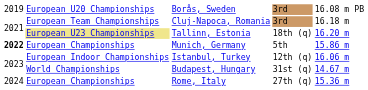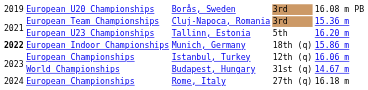(332, 22) 16.18 m -> (332, 22) 15.36 m
(90, 34) khaki background -> (90, 34) no background
(293, 34) 18th (q) -> (280, 34) 5th
(80, 46) European Championships -> (98, 46) European Indoor Championships
(280, 46) 5th -> (293, 46) 18th (q)
(98, 57) European Indoor Championships -> (80, 57) European Championships
(332, 81) 15.36 m -> (332, 81) 16.18 m
